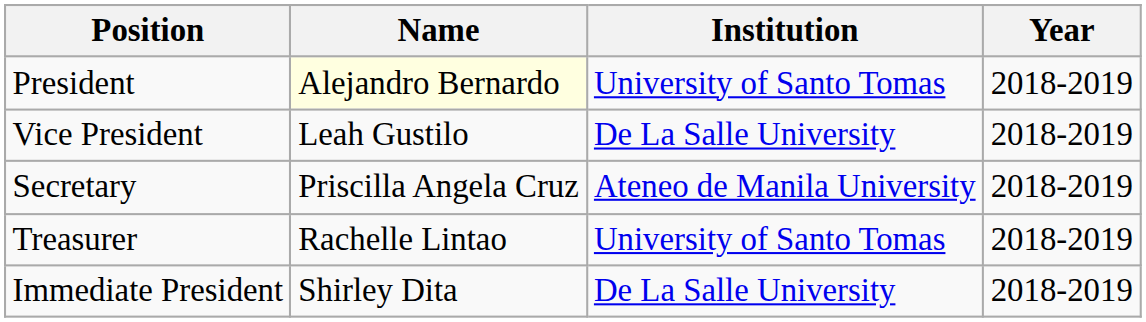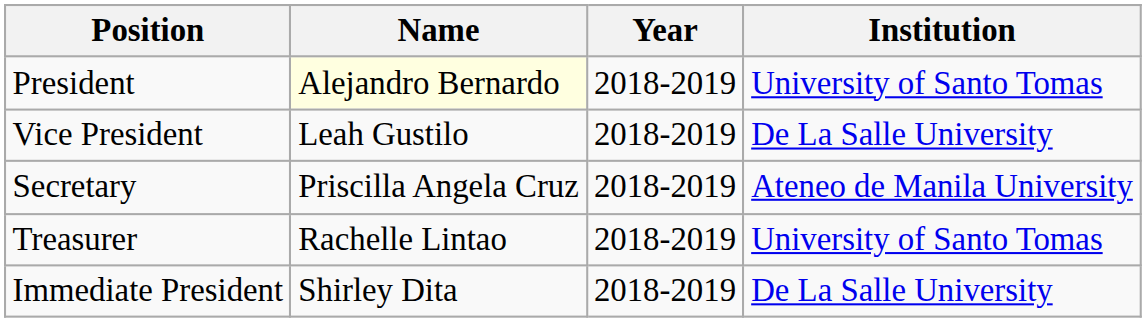columns swapped: (1062, 30) <-> (785, 30)
